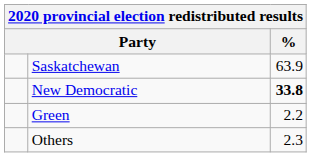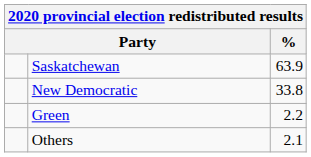(289, 90) bold -> (289, 90) normal
(293, 139) 2.3 -> (293, 139) 2.1
